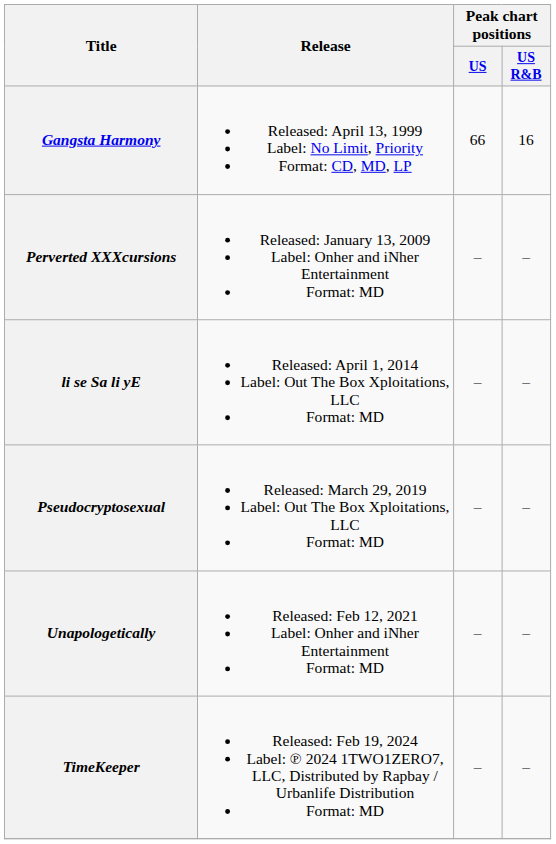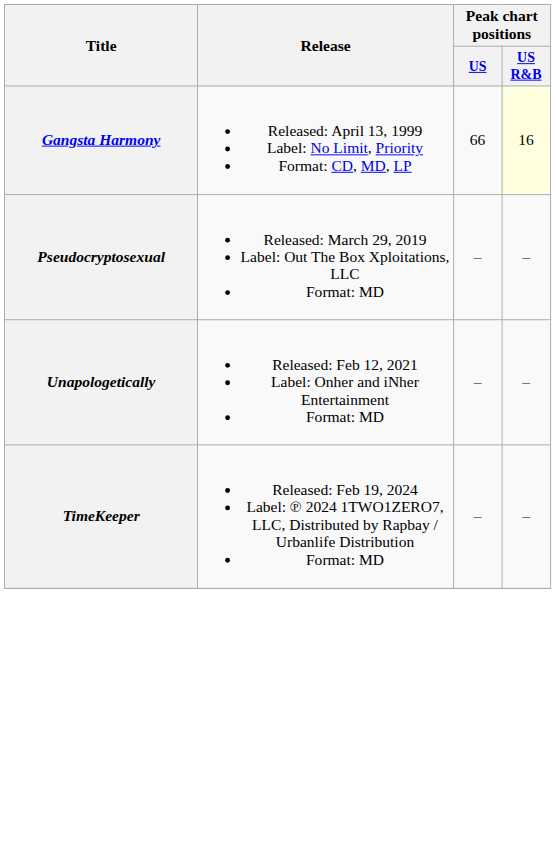(526, 140) no background -> (526, 140) lightyellow background
- row: (101, 256)
- row: (101, 382)
